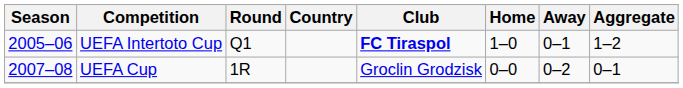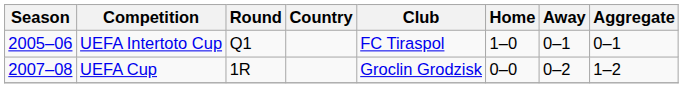(405, 43) bold -> (402, 43) normal
(607, 43) 1–2 -> (607, 43) 0–1
(607, 69) 0–1 -> (607, 69) 1–2
